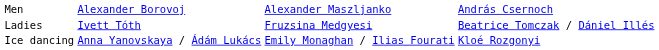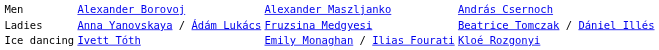(109, 25) Ivett Tóth -> (169, 25) Anna Yanovskaya / Ádám Lukács
(169, 40) Anna Yanovskaya / Ádám Lukács -> (109, 40) Ivett Tóth
